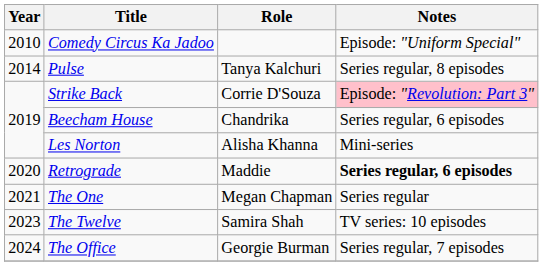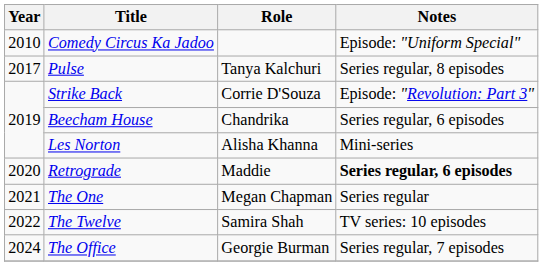(24, 68) 2014 -> (24, 68) 2017
(437, 94) pink background -> (437, 94) no background
(24, 222) 2023 -> (24, 222) 2022
